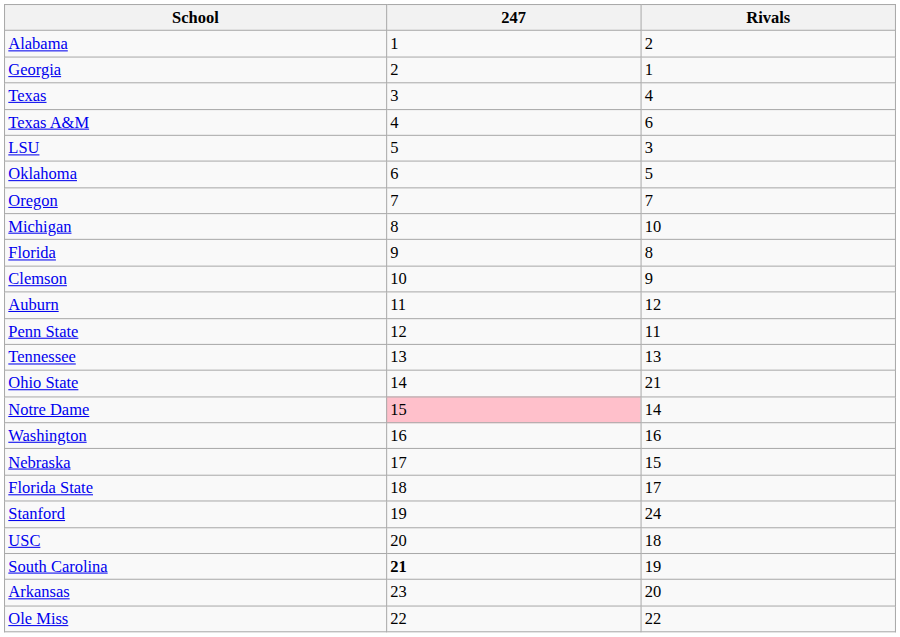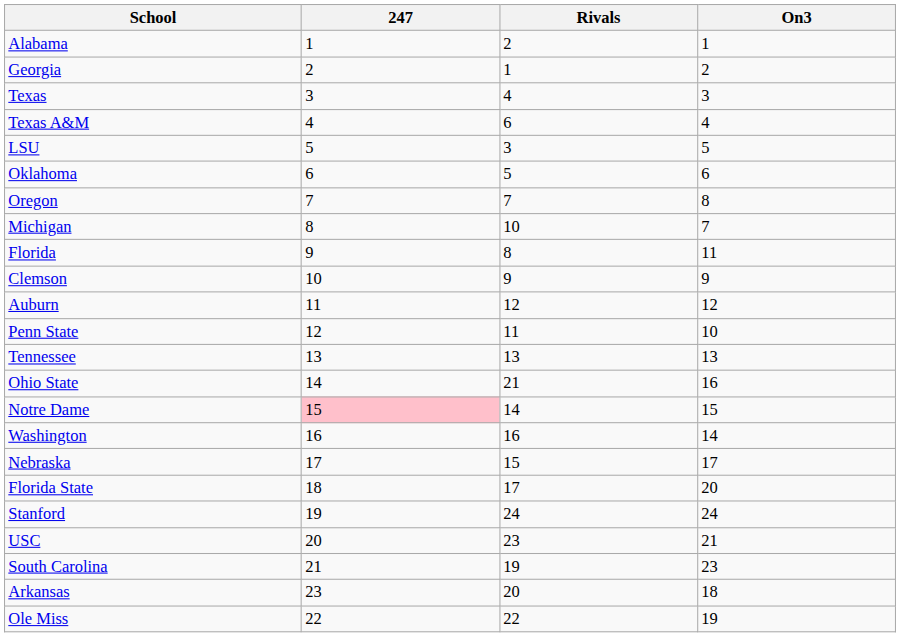+ column: (797, 17)
(653, 540) 18 -> (512, 540) 23
(398, 566) bold -> (314, 566) normal
